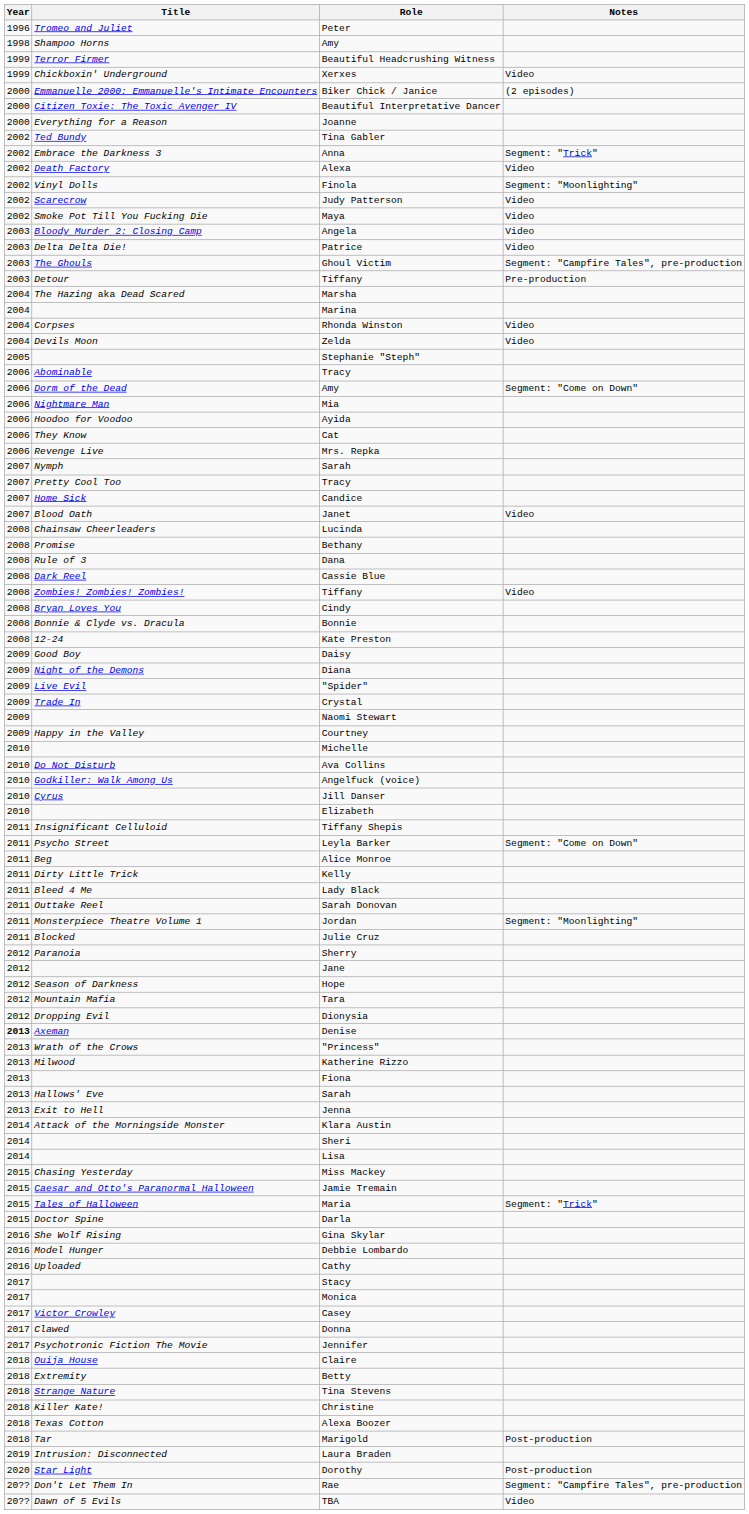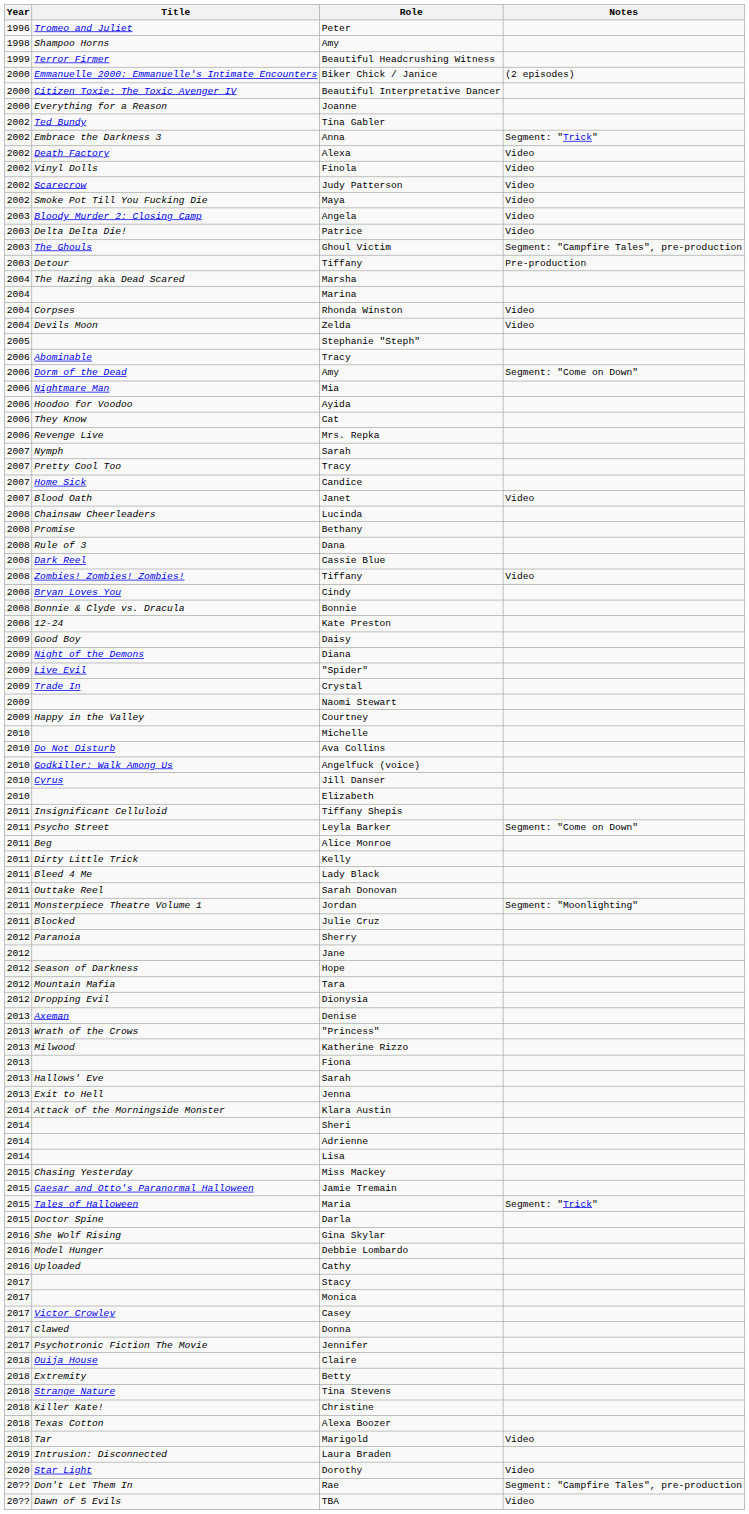- row: (101, 75)
(572, 185) Segment: "Moonlighting" -> (520, 169) Video
(18, 1031) bold -> (18, 1016) normal
+ row: (176, 1141)
(549, 1439) Post-production -> (520, 1439) Video
(549, 1470) Post-production -> (520, 1470) Video
